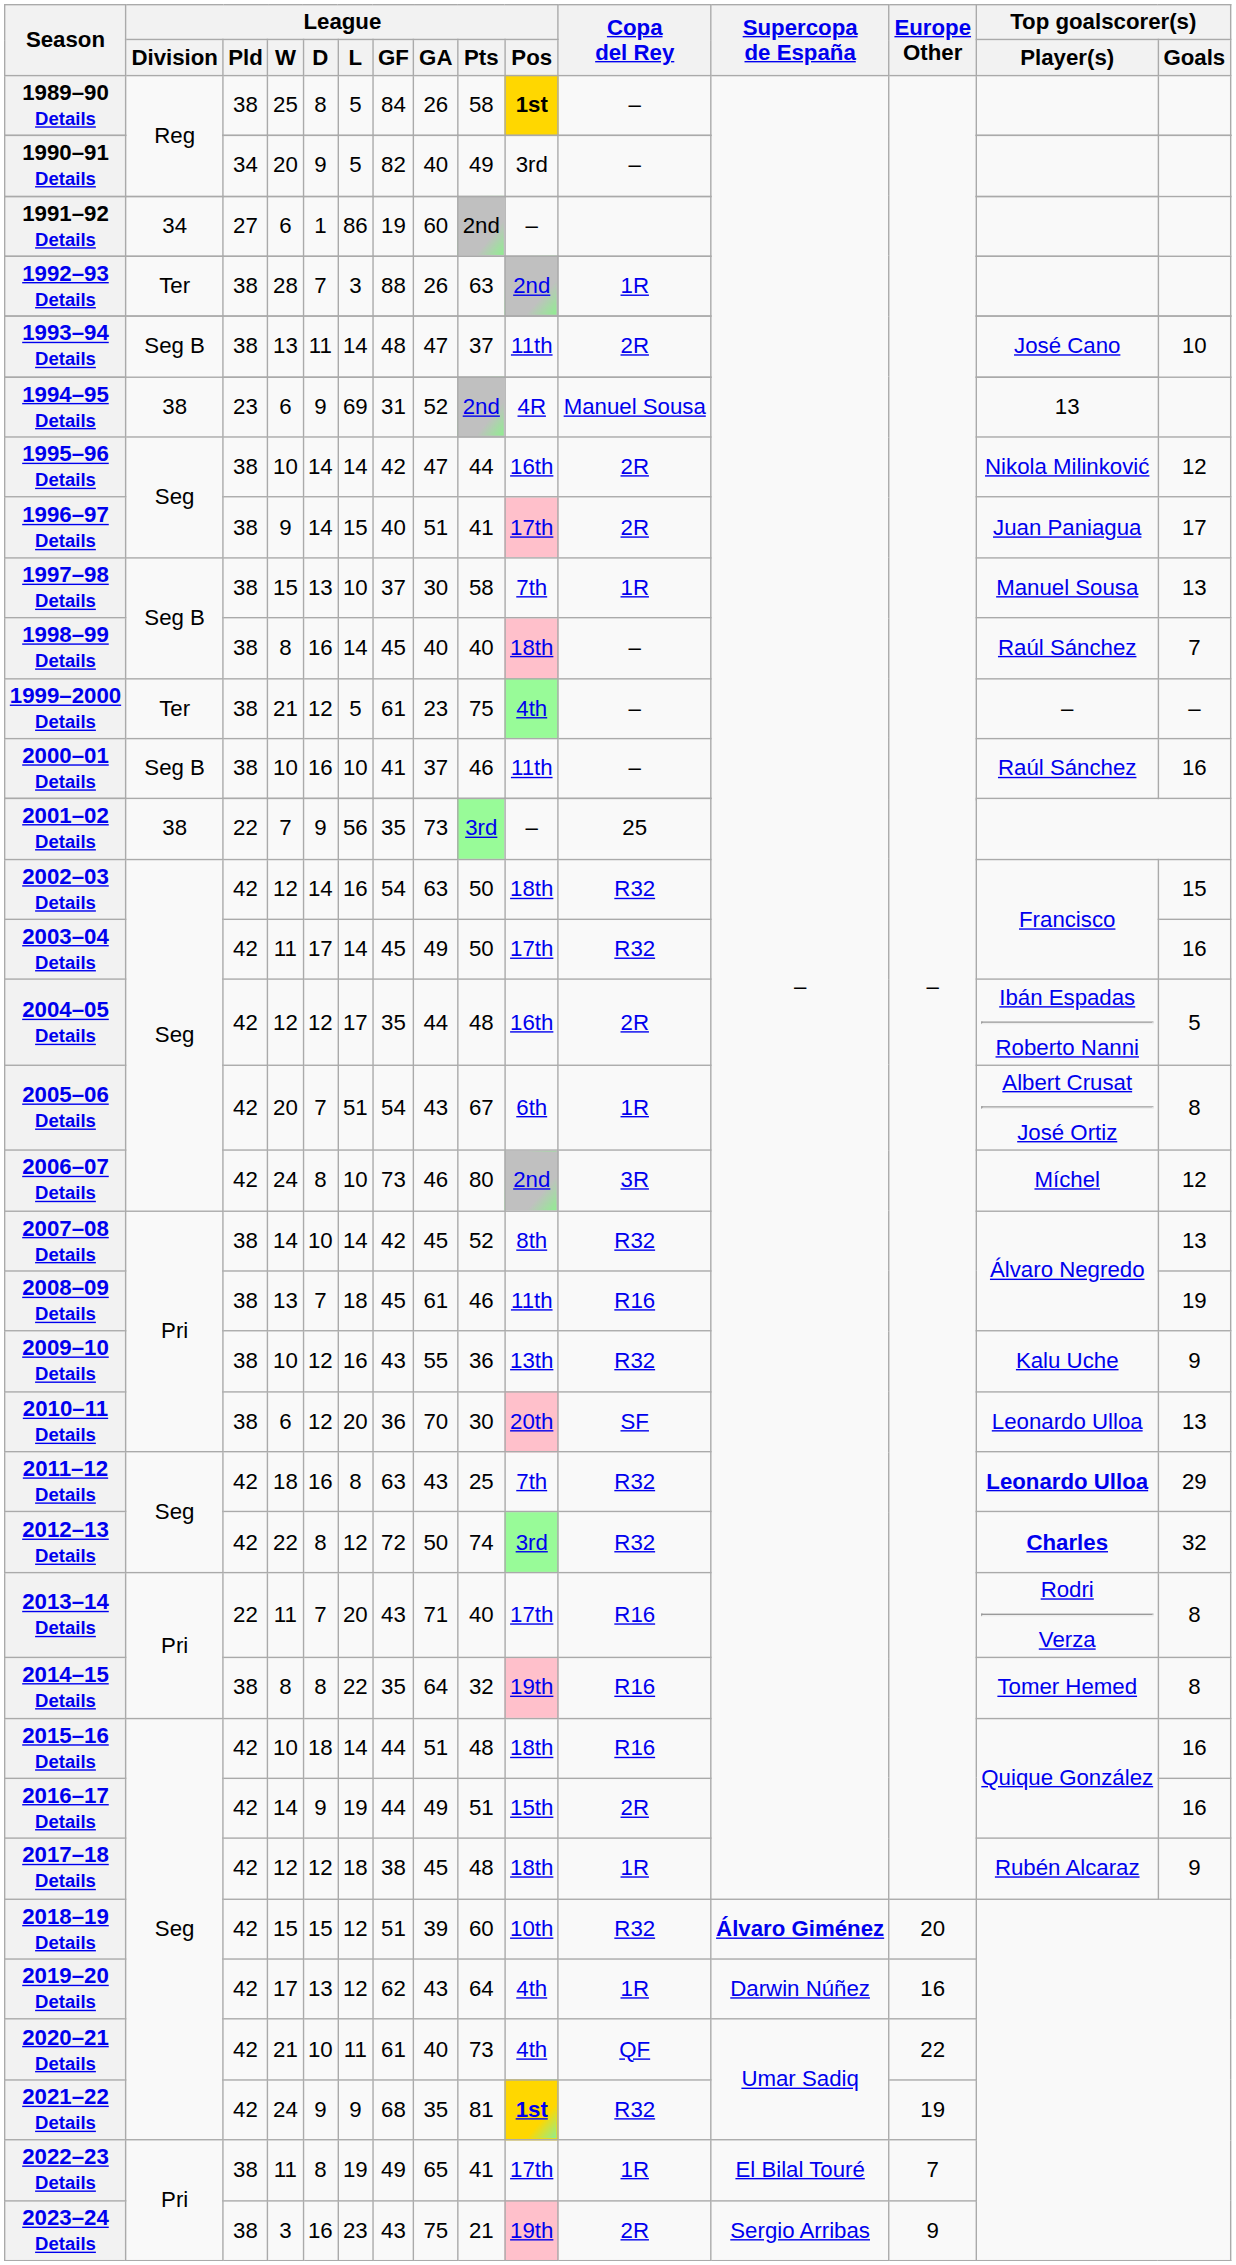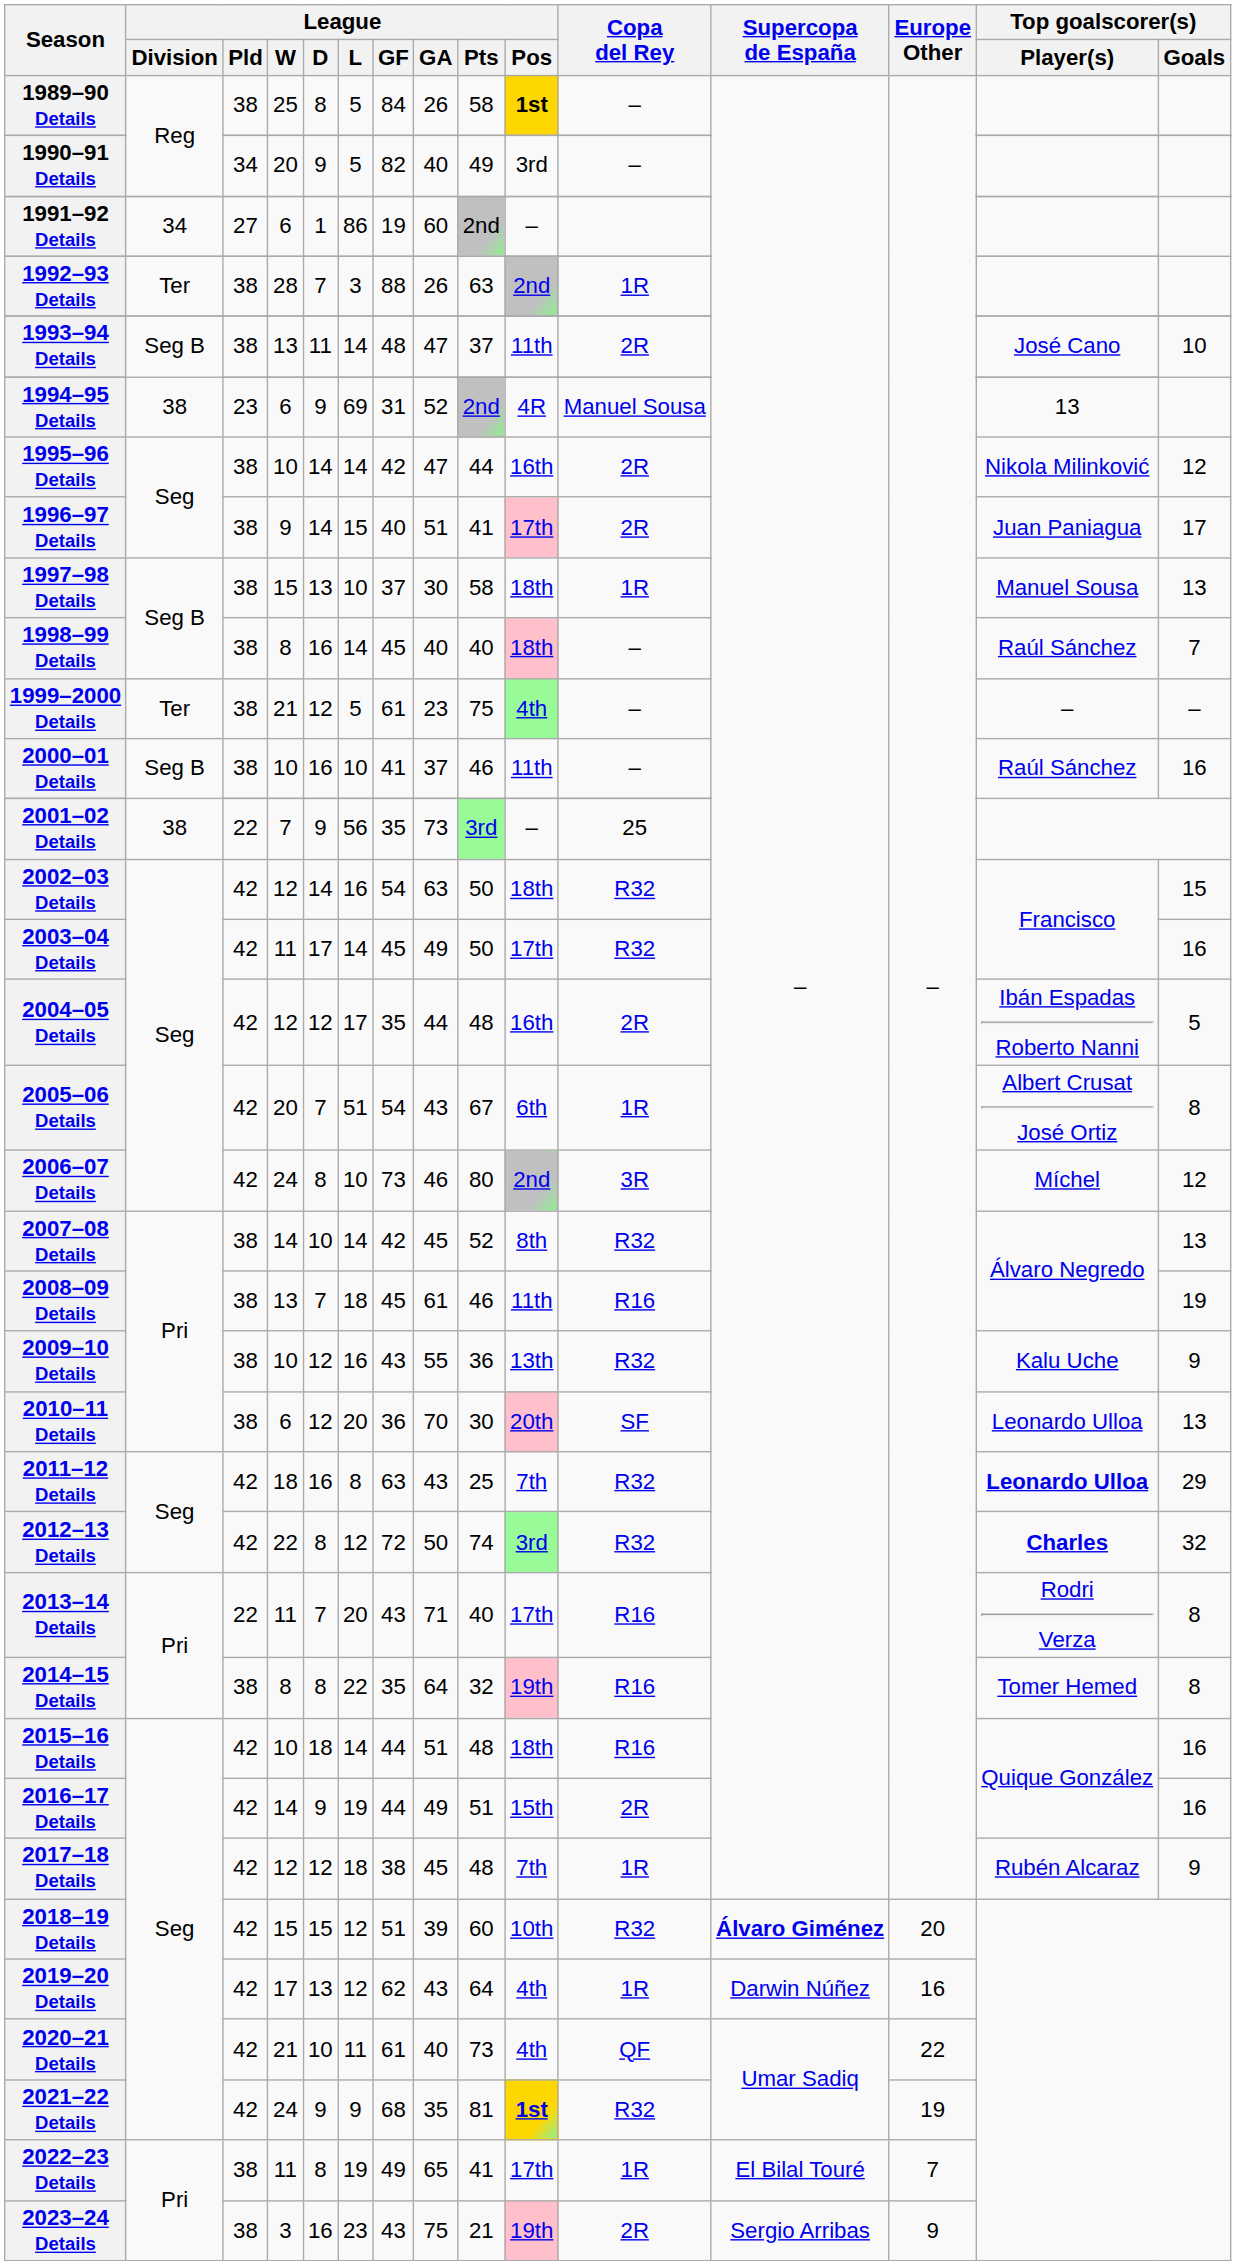(532, 587) 7th -> (532, 587) 18th
(532, 1868) 18th -> (532, 1868) 7th
